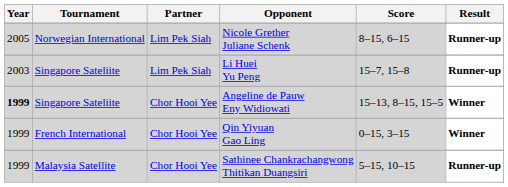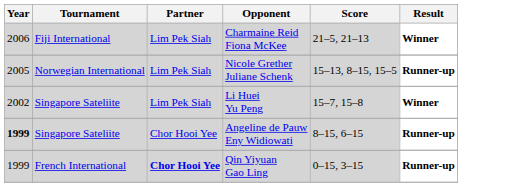+ row: (262, 39)
(384, 39) 8–15, 6–15 -> (355, 71) 15–13, 8–15, 15–5
(18, 71) 2003 -> (18, 102) 2002
(475, 71) Runner-up -> (420, 102) Winner
(401, 102) 15–13, 8–15, 15–5 -> (338, 134) 8–15, 6–15
(467, 102) Winner -> (428, 134) Runner-up
(184, 134) normal -> (185, 166) bold
(467, 134) Winner -> (428, 166) Runner-up
- row: (288, 166)
